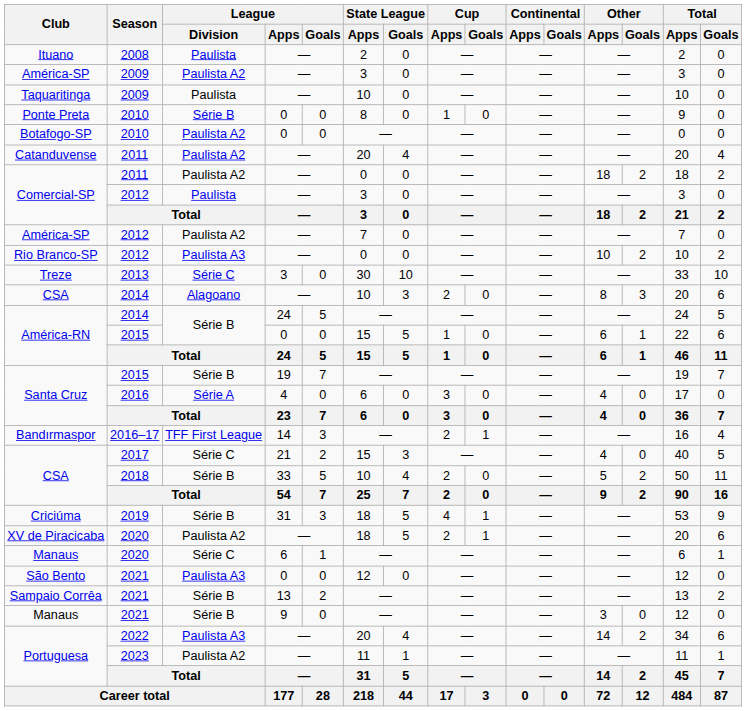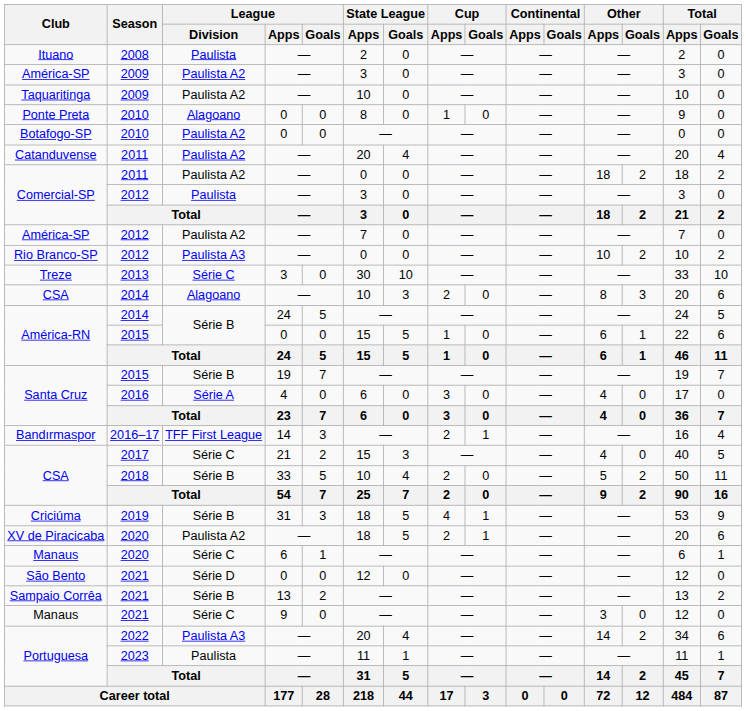(214, 94) Paulista -> (214, 94) Paulista A2
(214, 114) Série B -> (214, 114) Alagoano
(214, 575) Paulista A3 -> (214, 575) Série D
(214, 615) Série B -> (214, 615) Série C
(214, 656) Paulista A2 -> (214, 656) Paulista
